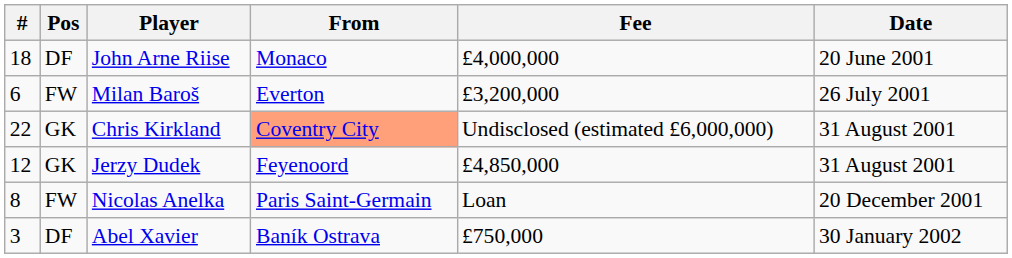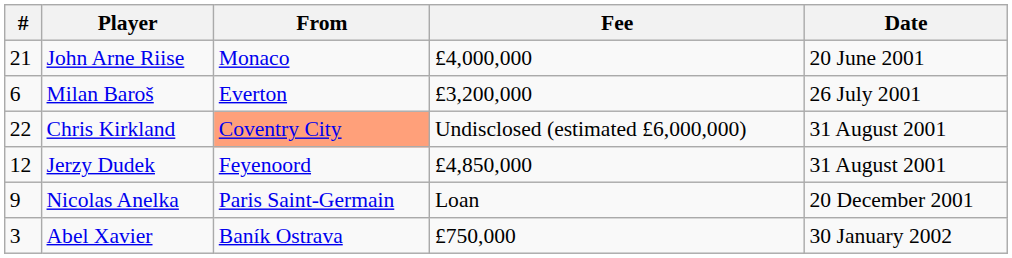- column: (63, 22)
(21, 58) 18 -> (21, 58) 21
(15, 200) 8 -> (15, 200) 9
